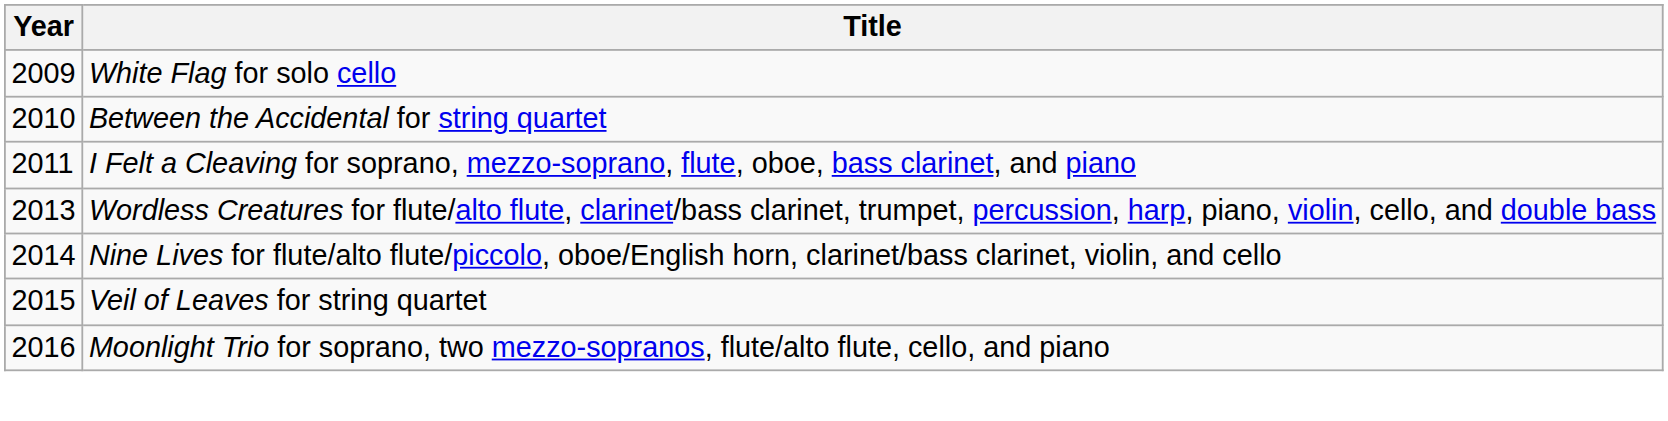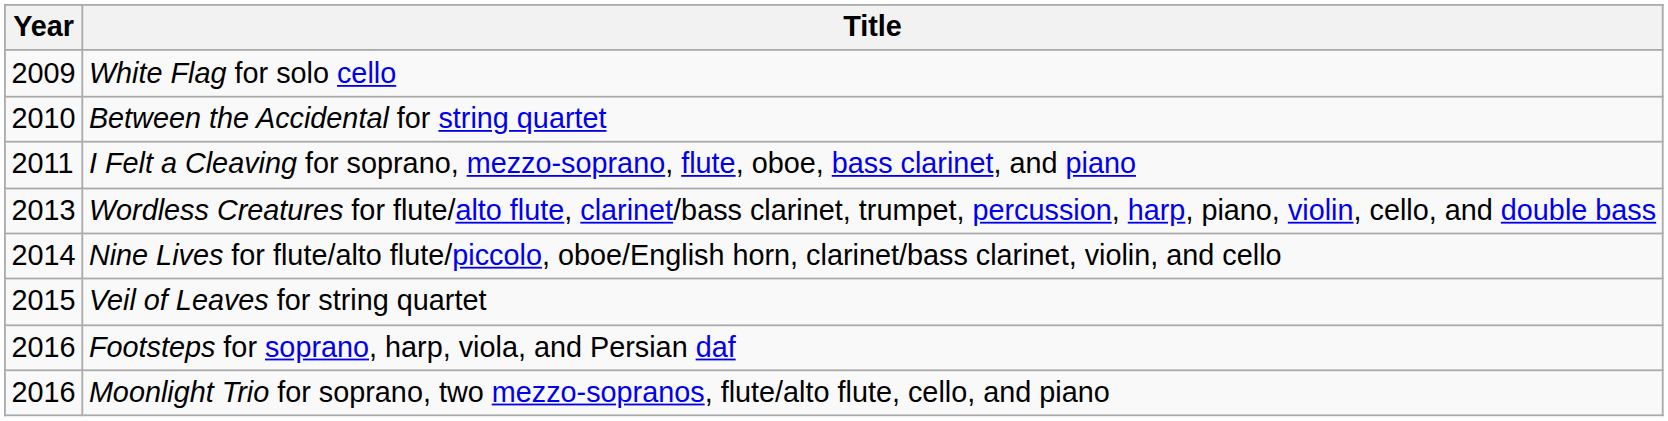+ row: (412, 347)
